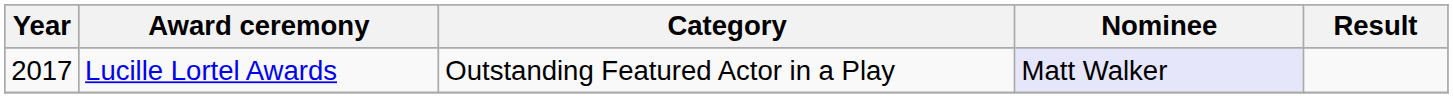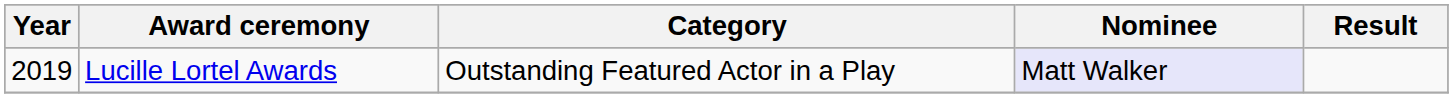(42, 69) 2017 -> (42, 69) 2019
